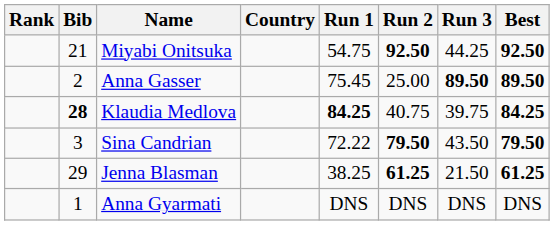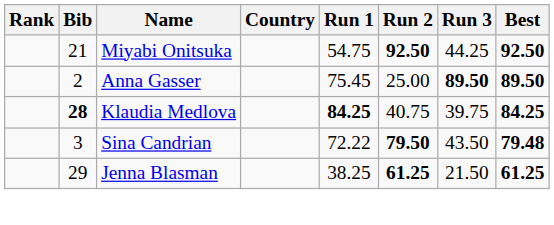(523, 142) 79.50 -> (523, 142) 79.48
- row: (161, 204)
